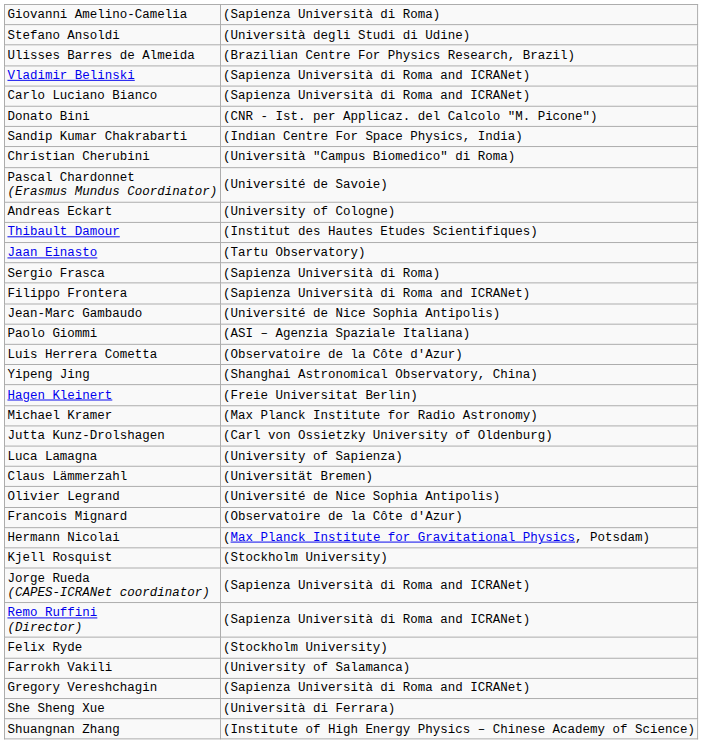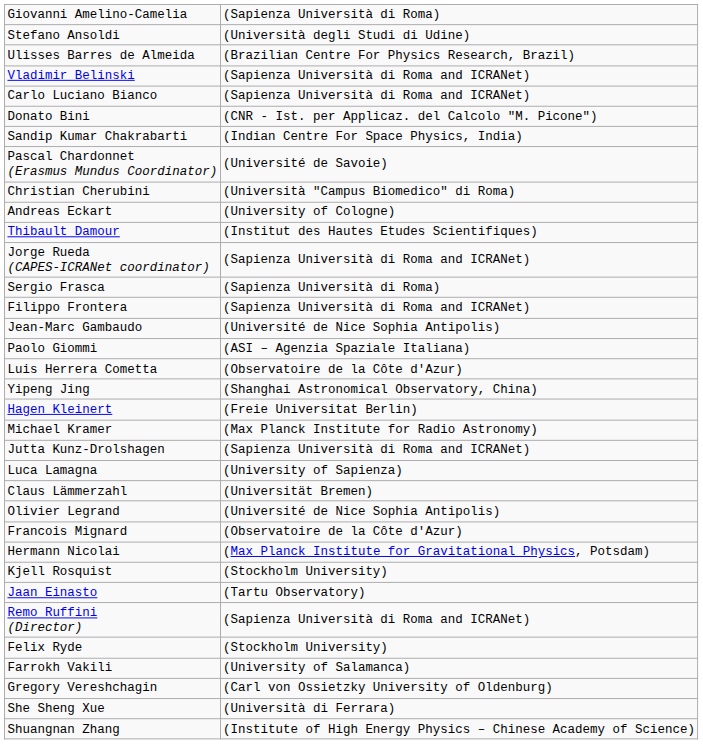rows swapped: (112, 185) <-> (79, 157)
rows swapped: (52, 253) <-> (109, 585)
(388, 436) (Carl von Ossietzky University of Oldenburg) -> (377, 450) (Sapienza Università di Roma and ICRANet)
(377, 688) (Sapienza Università di Roma and ICRANet) -> (388, 688) (Carl von Ossietzky University of Oldenburg)
